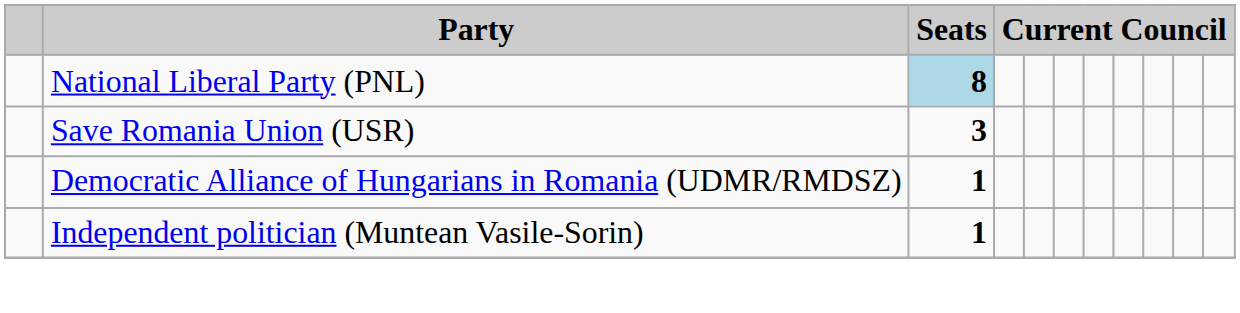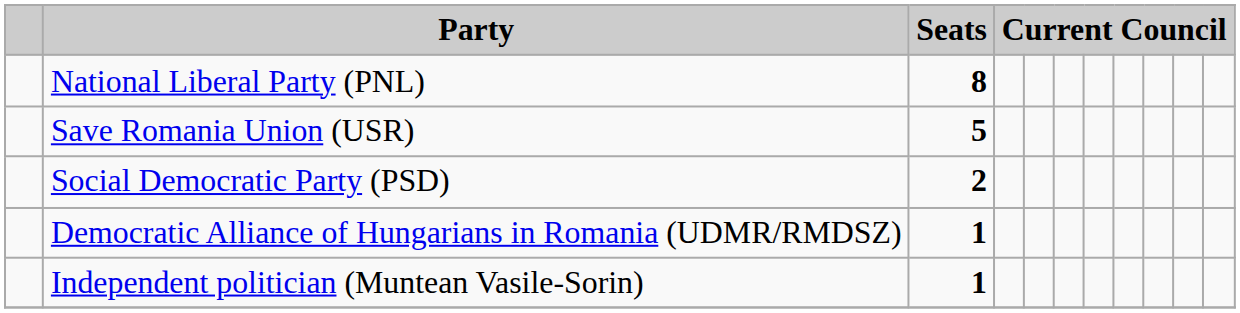(979, 80) lightblue background -> (979, 80) no background
(979, 130) 3 -> (979, 130) 5
+ row: (250, 181)
